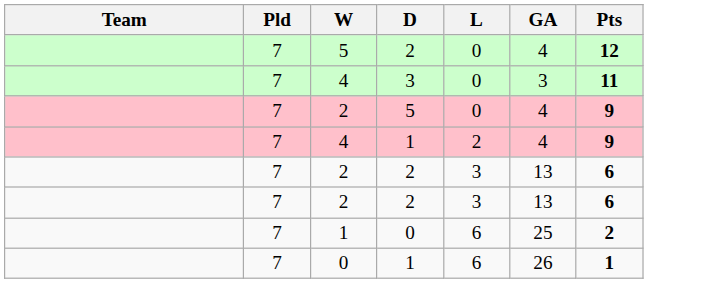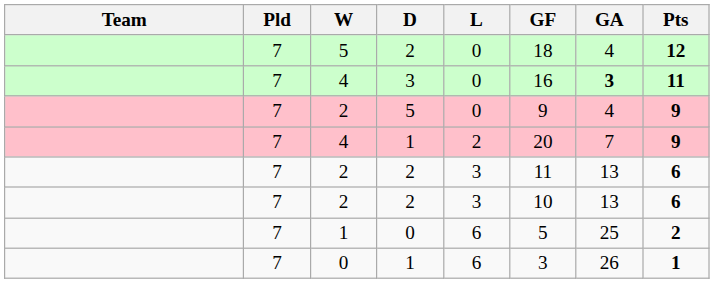+ column: (543, 19)
(543, 80) normal -> (609, 80) bold
(543, 141) 4 -> (609, 141) 7
